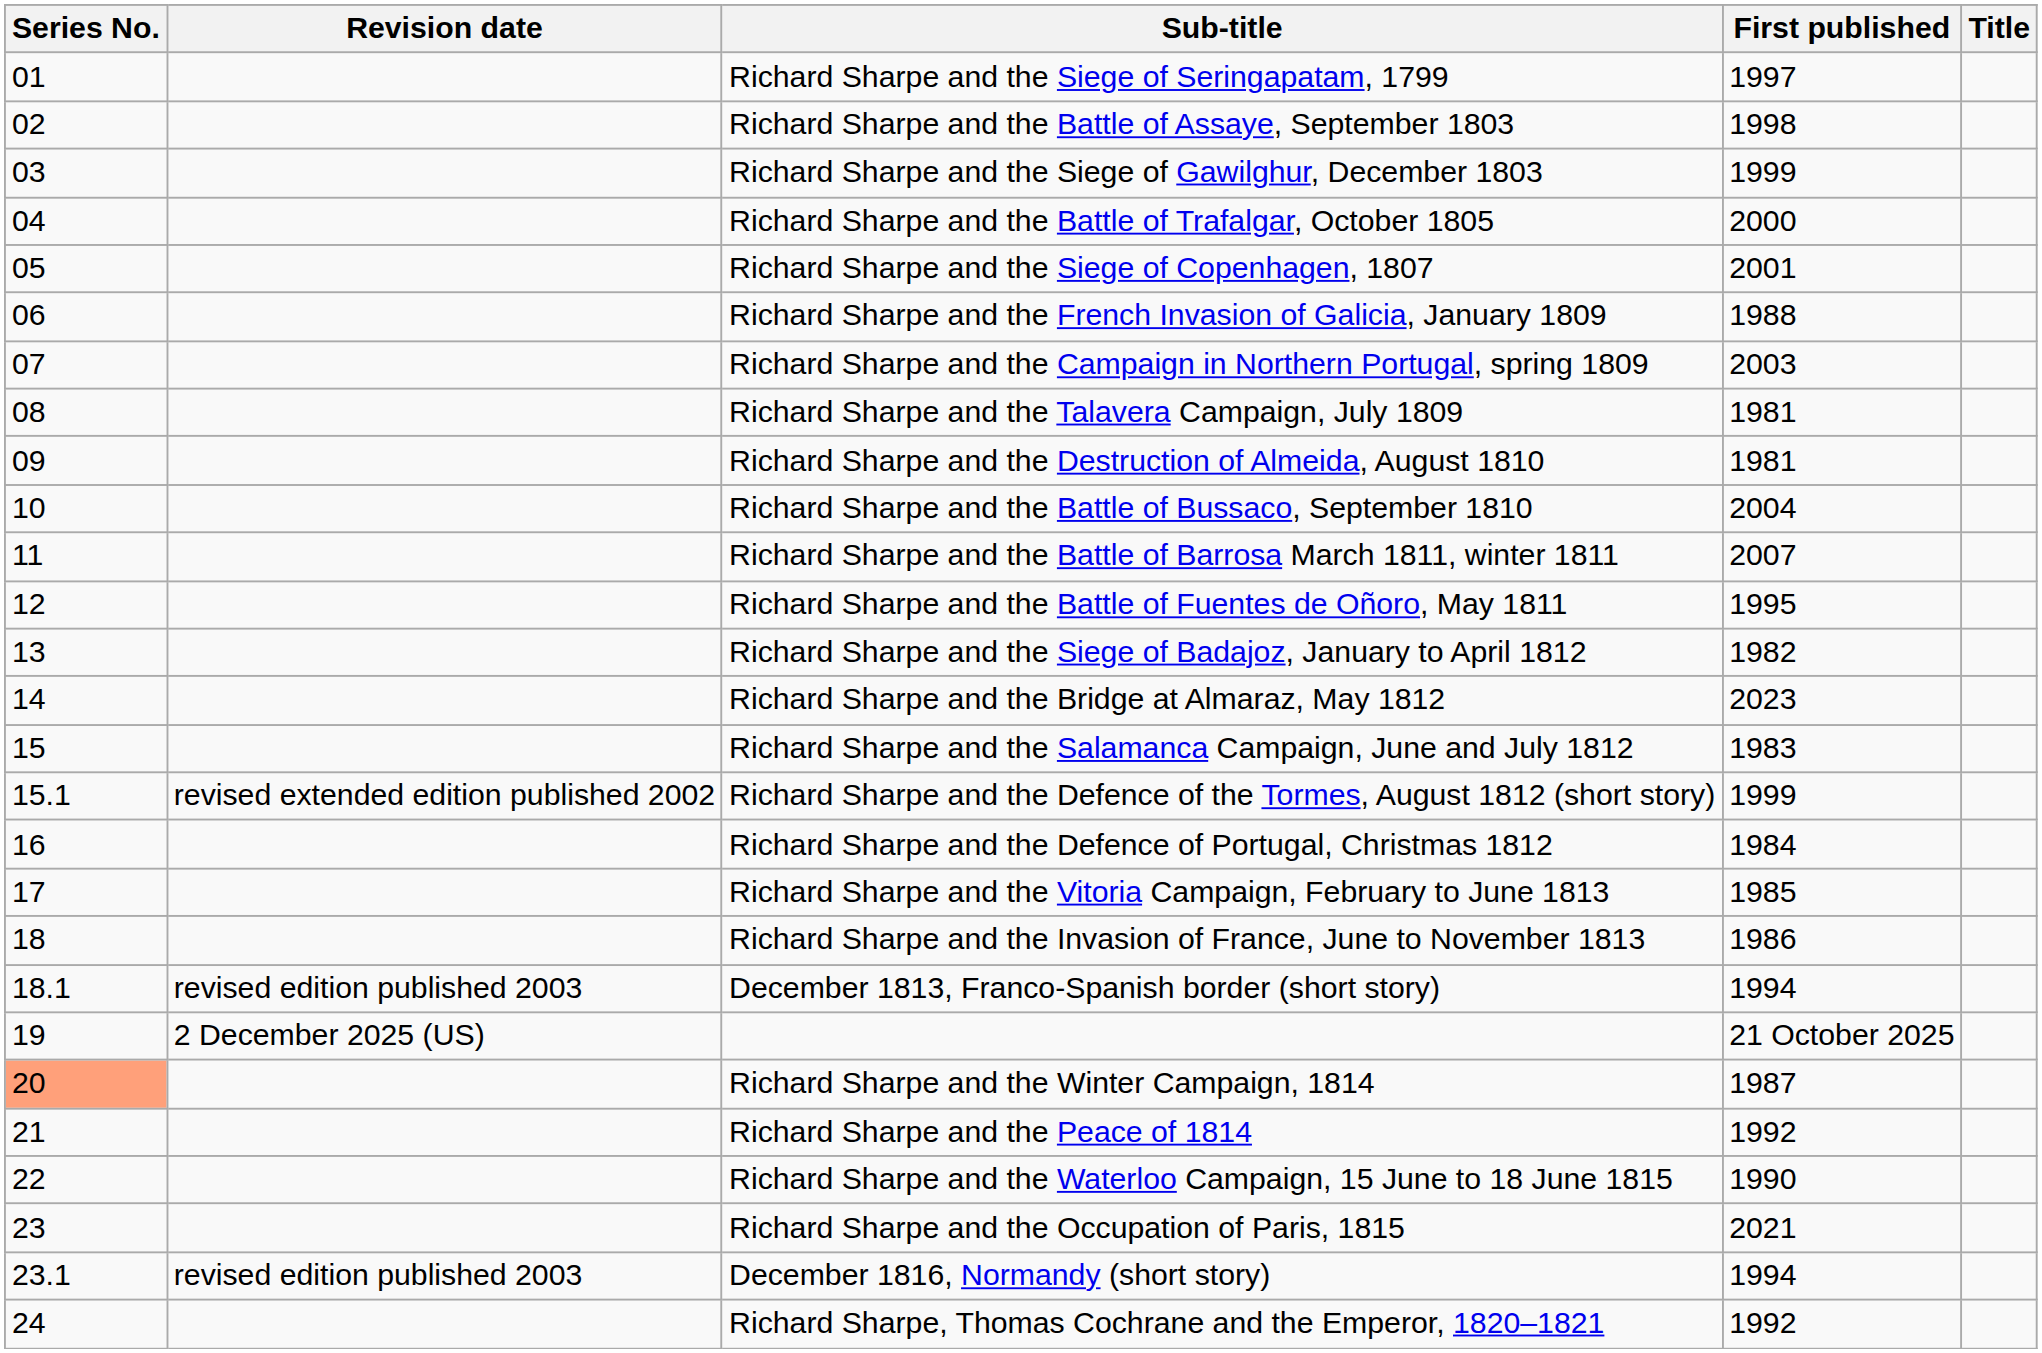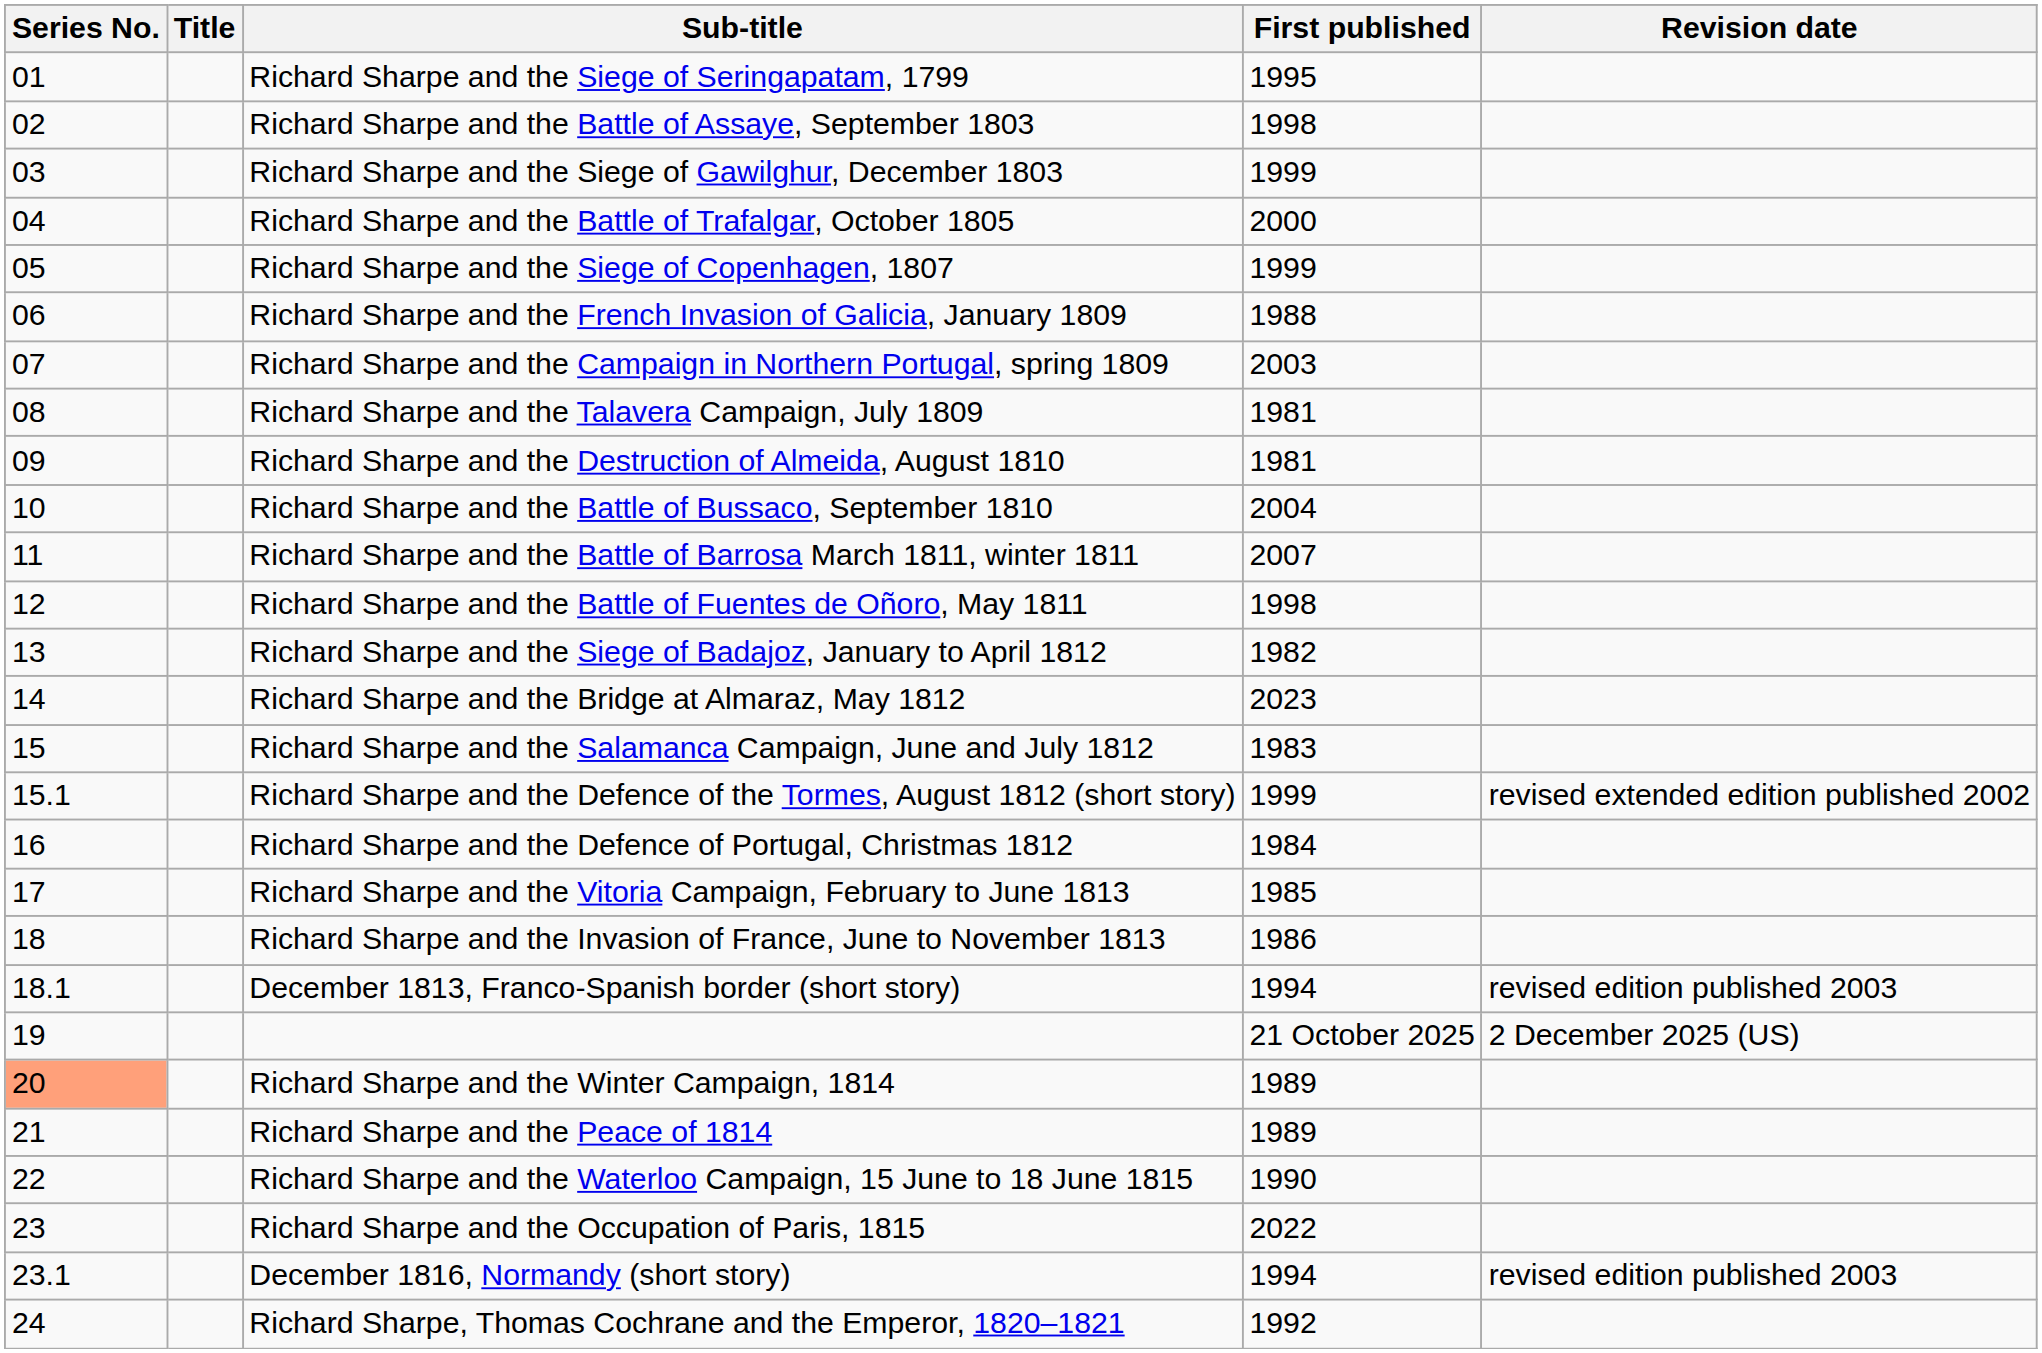columns swapped: (1999, 28) <-> (444, 28)
(1763, 76) 1997 -> (1283, 76) 1995
(1763, 268) 2001 -> (1283, 268) 1999
(1763, 603) 1995 -> (1283, 603) 1998
(1763, 1083) 1987 -> (1283, 1083) 1989
(1763, 1131) 1992 -> (1283, 1131) 1989
(1763, 1227) 2021 -> (1283, 1227) 2022
